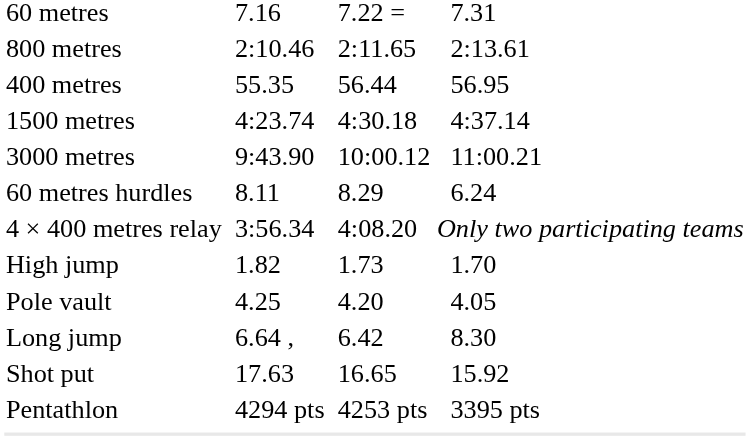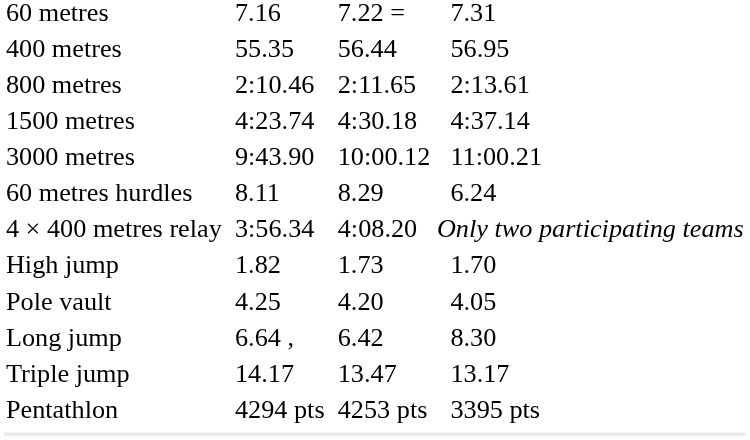rows swapped: (64, 84) <-> (64, 48)
+ row: (68, 373)
- row: (50, 373)
